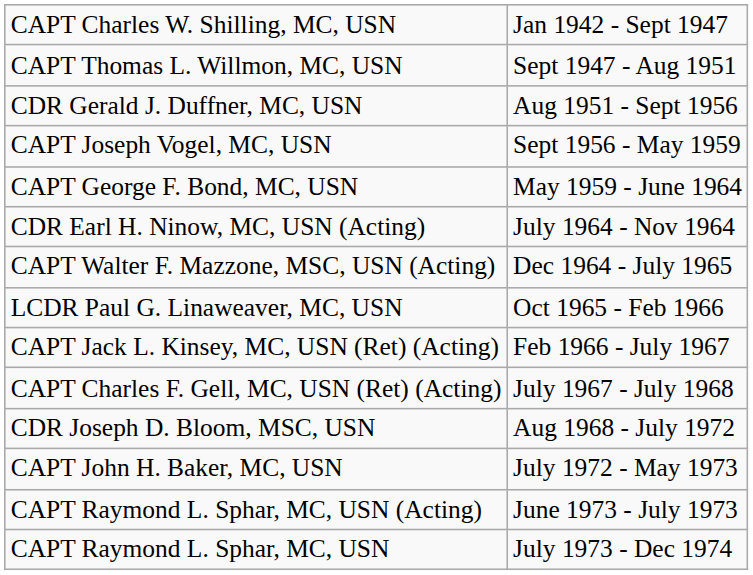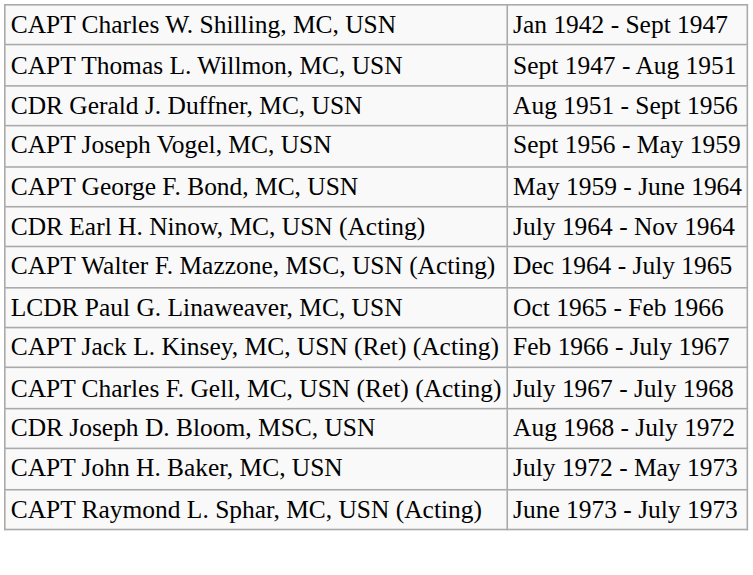- row: (200, 549)
